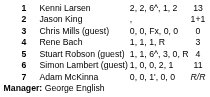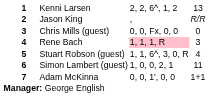(198, 19) 1+1 -> (198, 19) R/R
(147, 42) no background -> (147, 42) pink background
(198, 77) R/R -> (198, 77) 1+1
